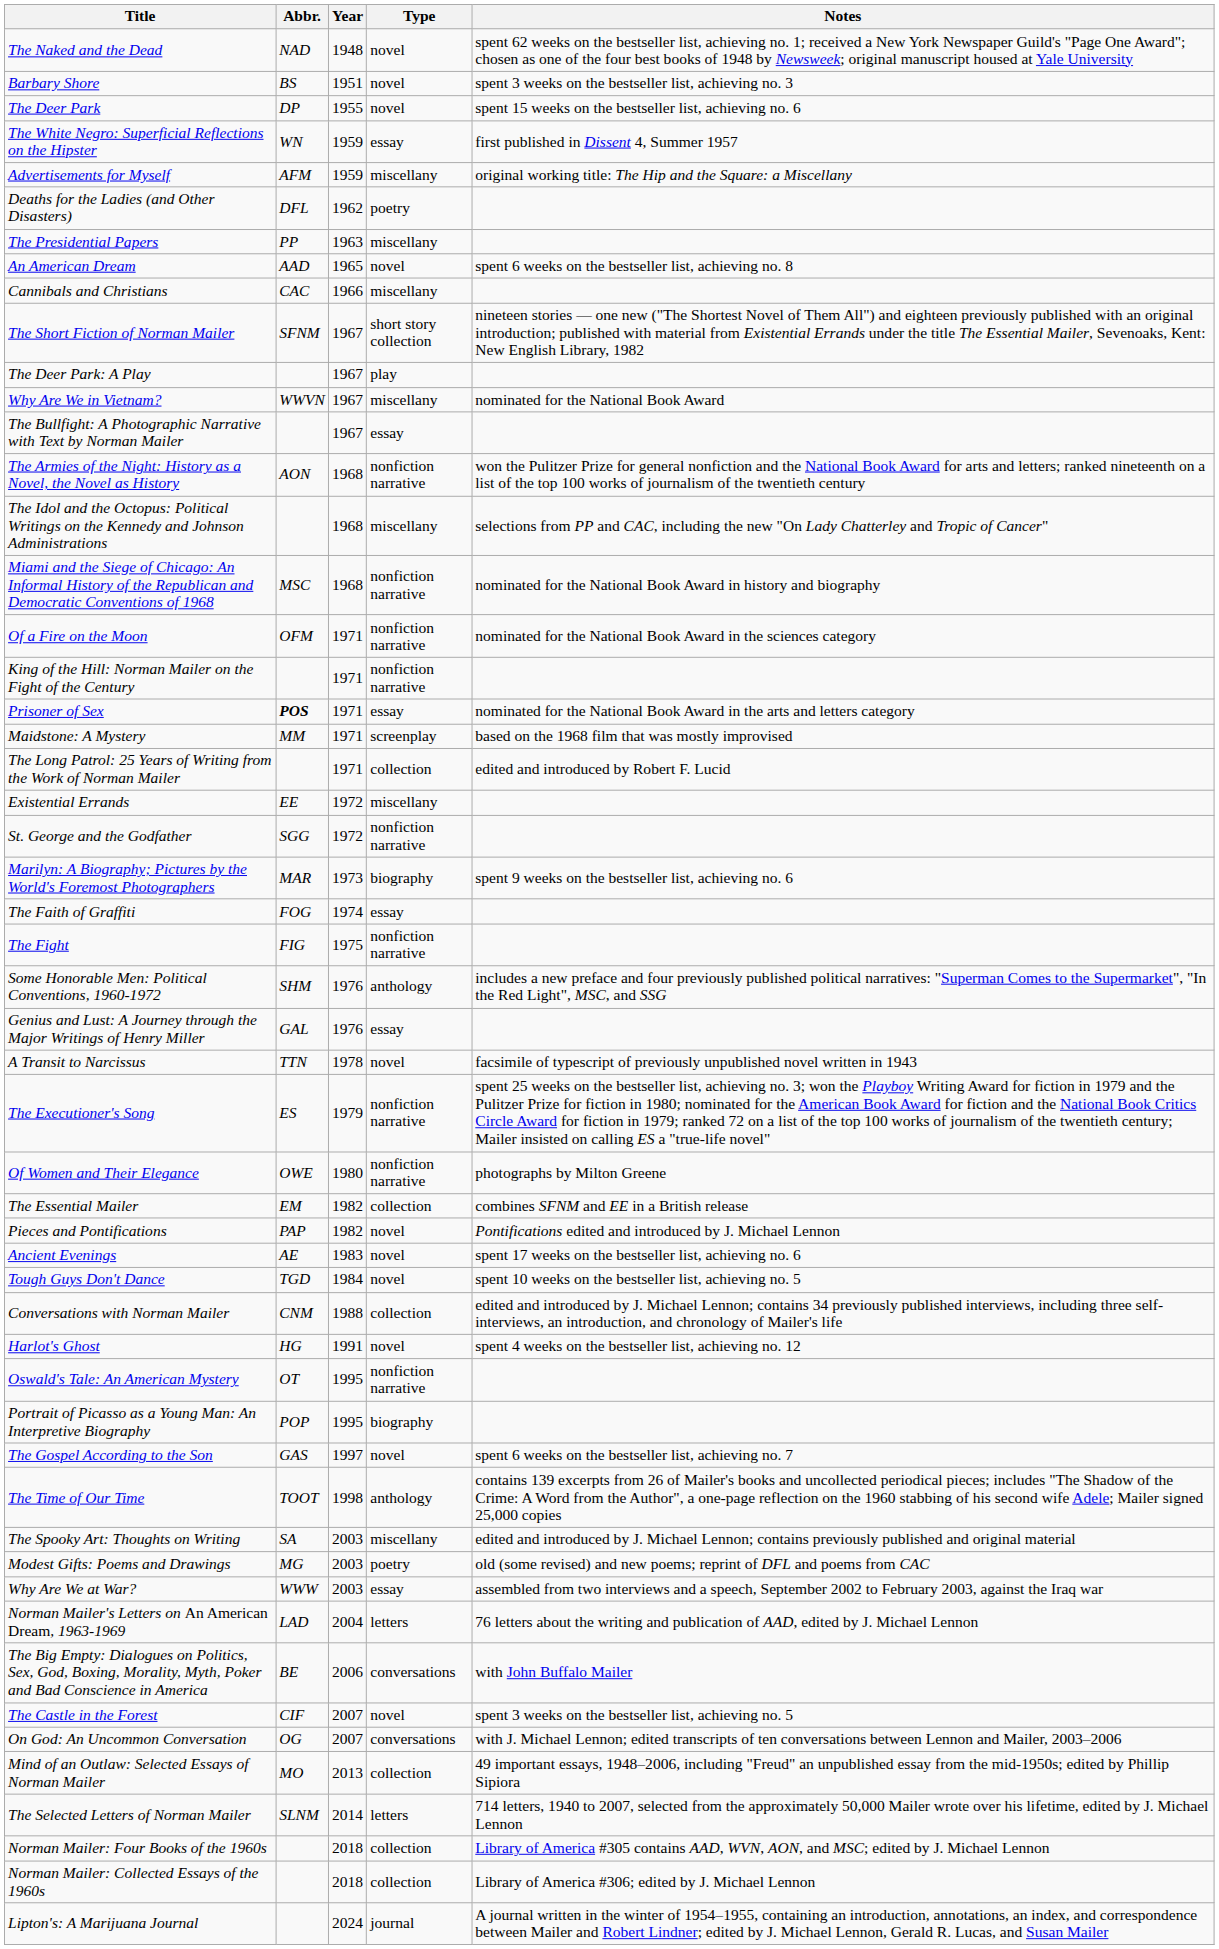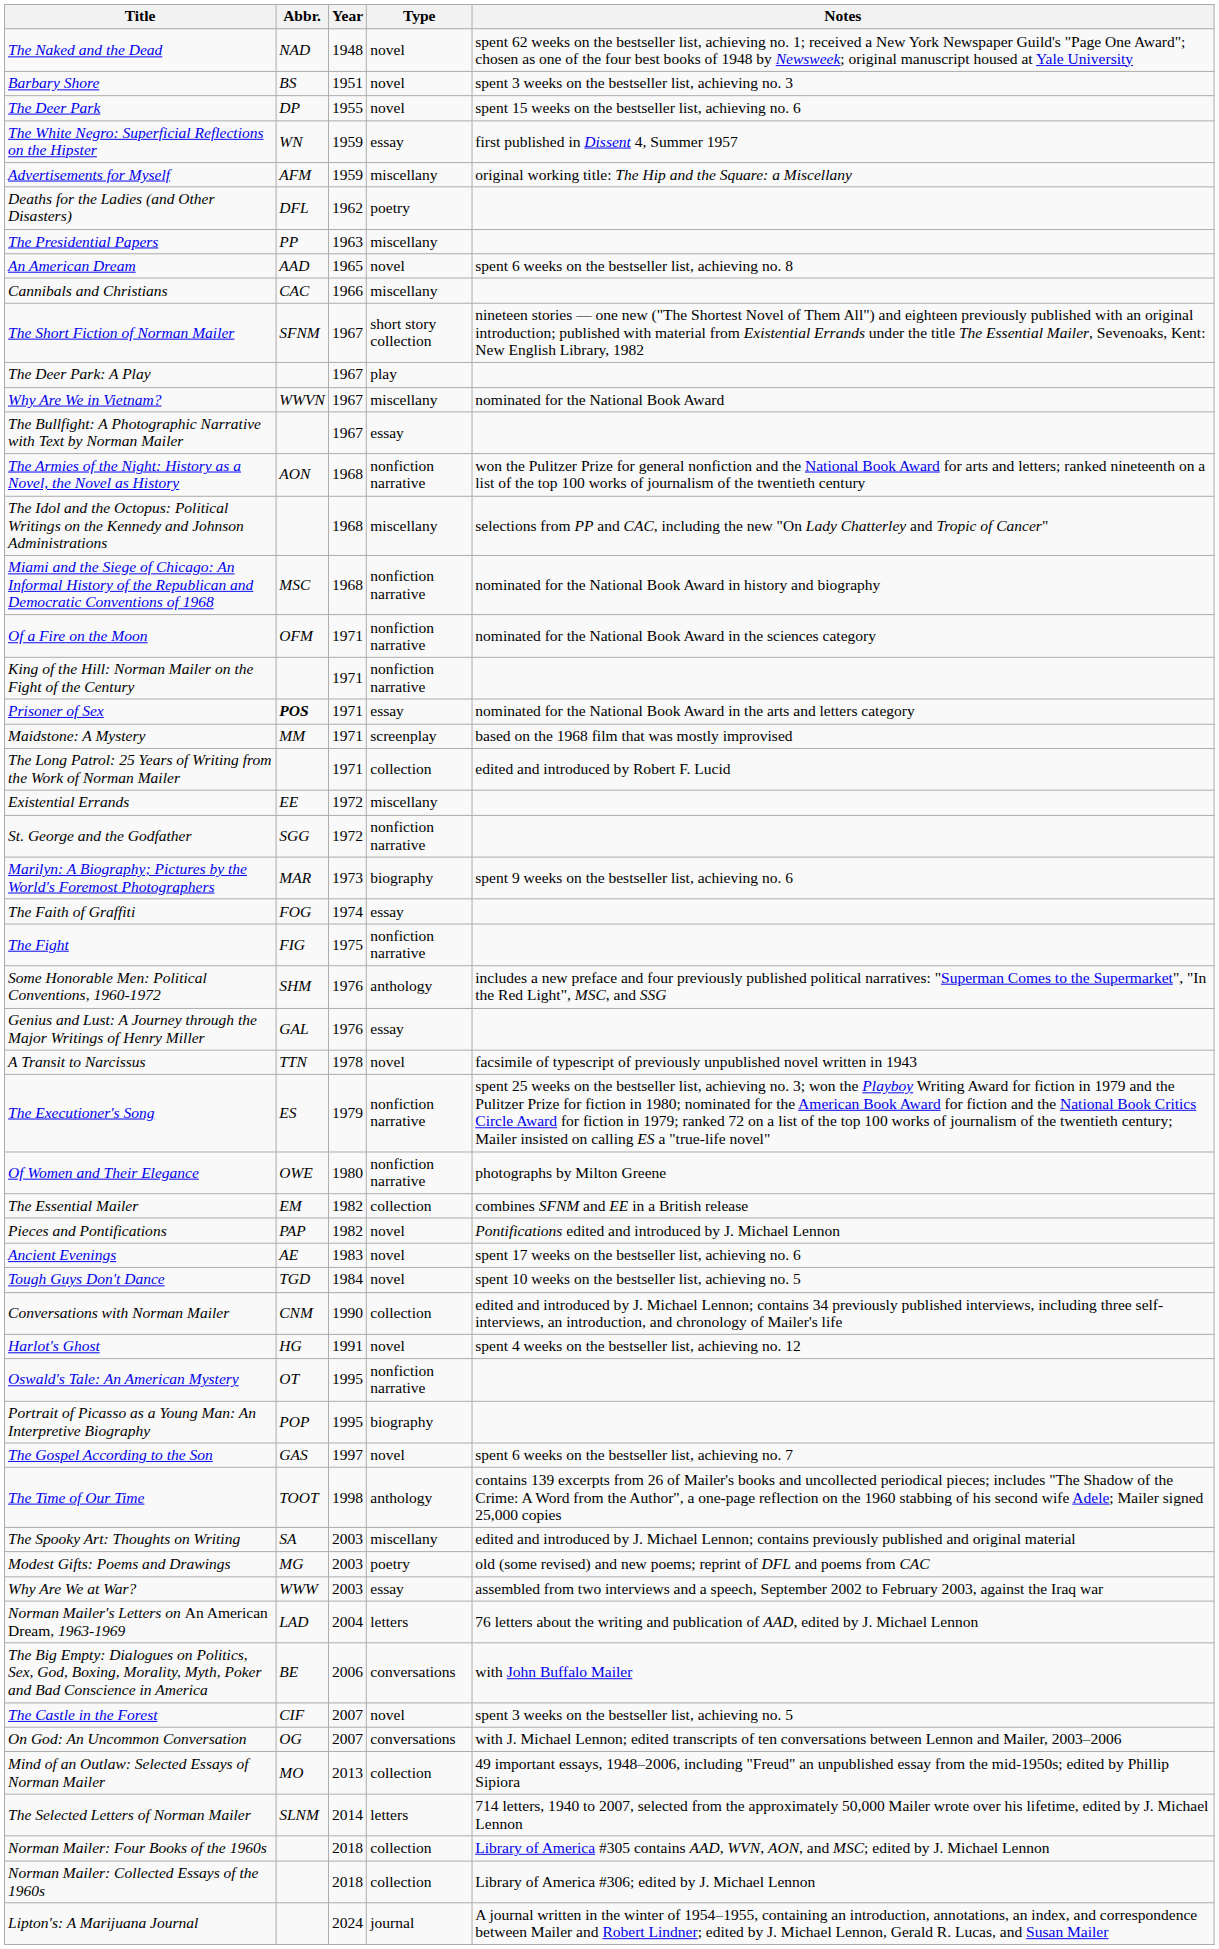(348, 1313) 1988 -> (348, 1313) 1990
